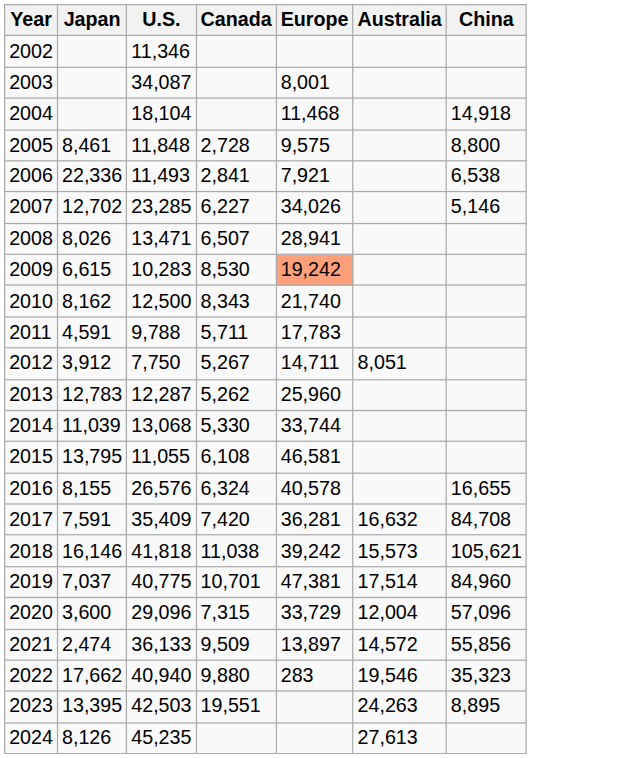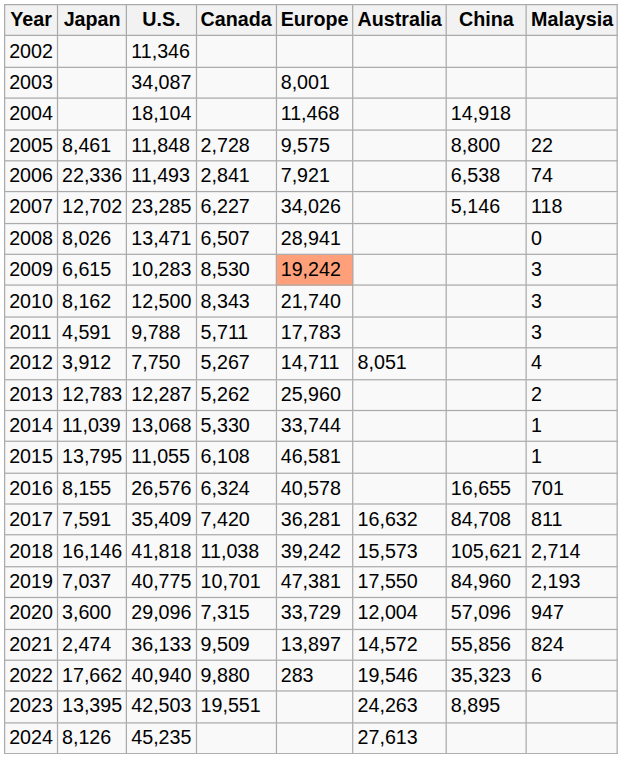+ column: (572, 20)
(388, 581) 17,514 -> (388, 581) 17,550
